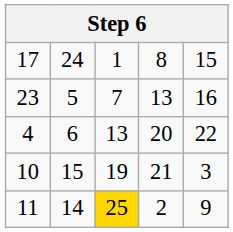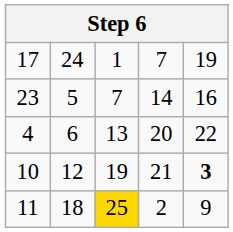(161, 60) 8 -> (161, 60) 7
(206, 60) 15 -> (206, 60) 19
(161, 97) 13 -> (161, 97) 14
(72, 171) 15 -> (72, 171) 12
(206, 171) normal -> (206, 171) bold
(72, 208) 14 -> (72, 208) 18
